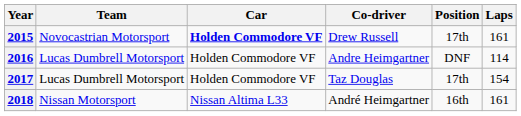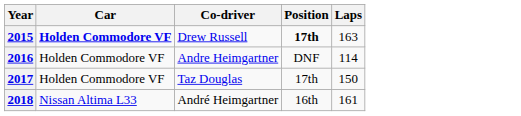- column: (112, 15)
(457, 36) normal -> (306, 36) bold
(499, 36) 161 -> (348, 36) 163
(499, 79) 154 -> (348, 79) 150
